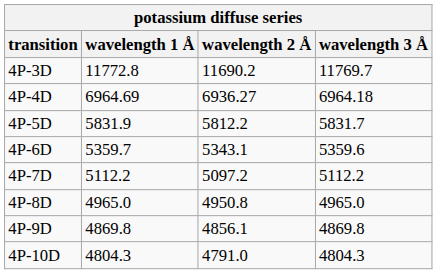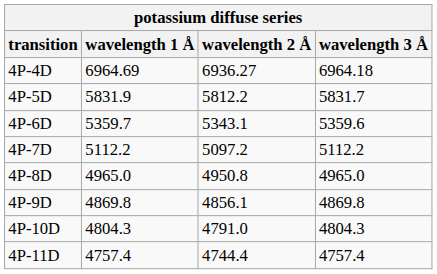- row: (30, 70)
+ row: (34, 255)
